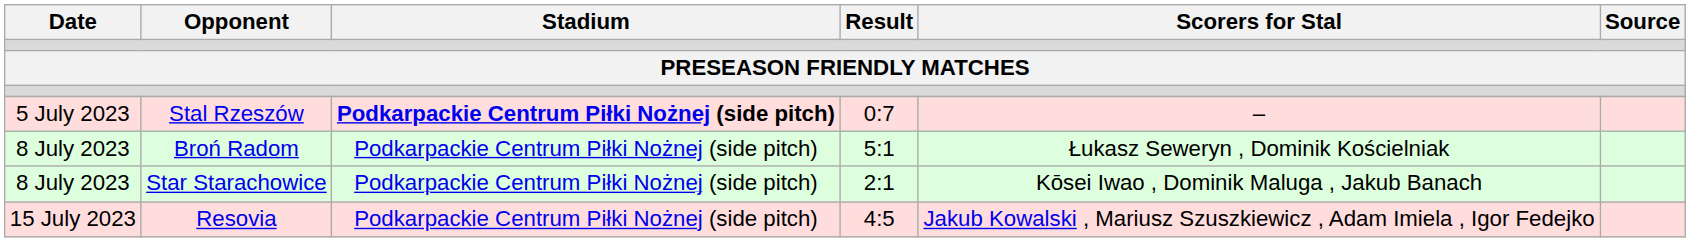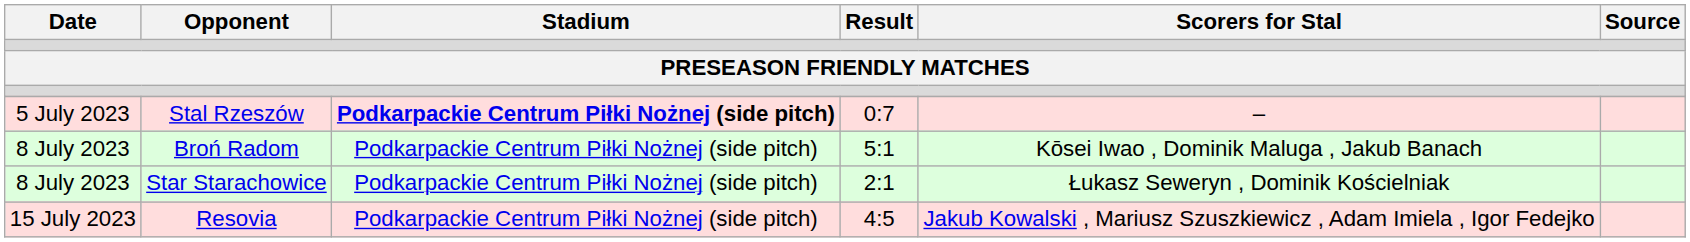(1259, 148) Łukasz Seweryn , Dominik Kościelniak -> (1259, 148) Kōsei Iwao , Dominik Maluga , Jakub Banach
(1259, 183) Kōsei Iwao , Dominik Maluga , Jakub Banach -> (1259, 183) Łukasz Seweryn , Dominik Kościelniak
